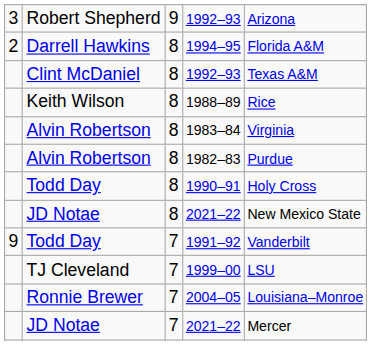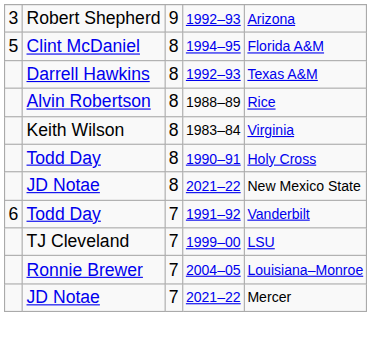(14, 46) 2 -> (14, 46) 5
(88, 46) Darrell Hawkins -> (83, 46) Clint McDaniel
(83, 74) Clint McDaniel -> (88, 74) Darrell Hawkins
(75, 102) Keith Wilson -> (89, 102) Alvin Robertson
(89, 130) Alvin Robertson -> (75, 130) Keith Wilson
- row: (174, 158)
(14, 241) 9 -> (14, 213) 6
